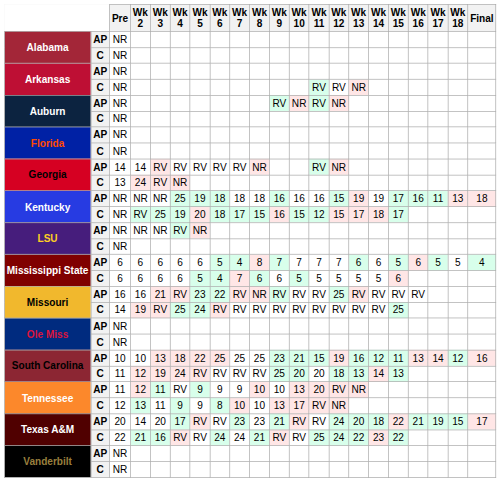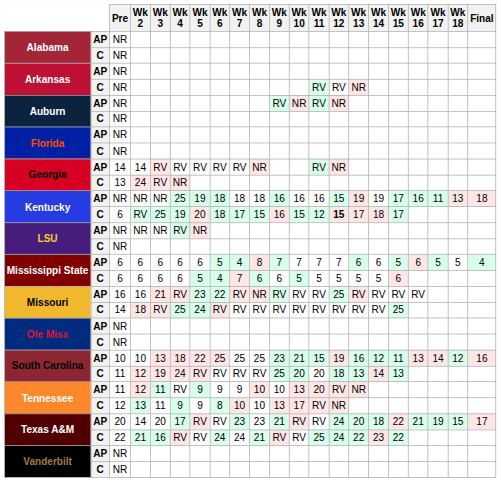(120, 215) NR -> (120, 215) 6
(339, 215) normal -> (339, 215) bold
(140, 311) 19 -> (140, 311) 18
